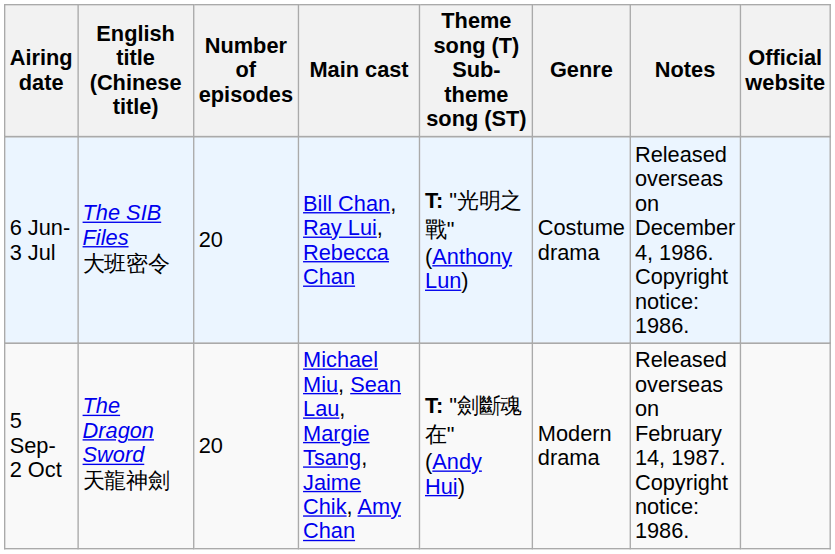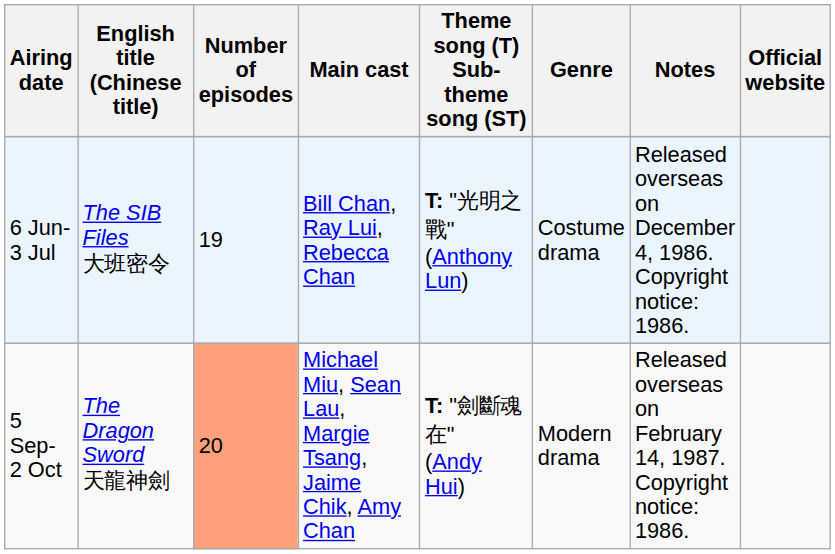(211, 239) 20 -> (211, 239) 19
(211, 445) no background -> (211, 445) lightsalmon background
